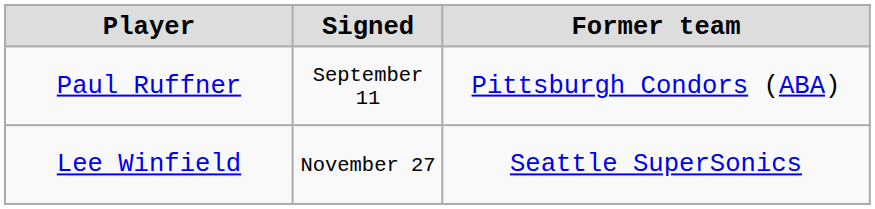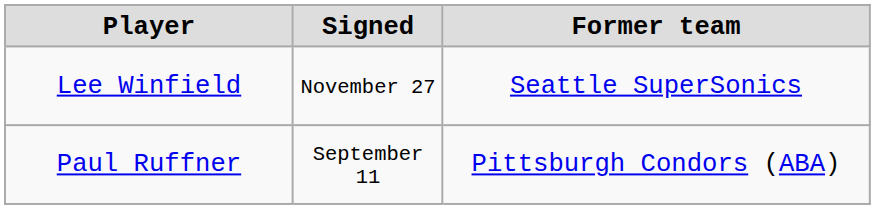rows swapped: (149, 86) <-> (149, 165)
